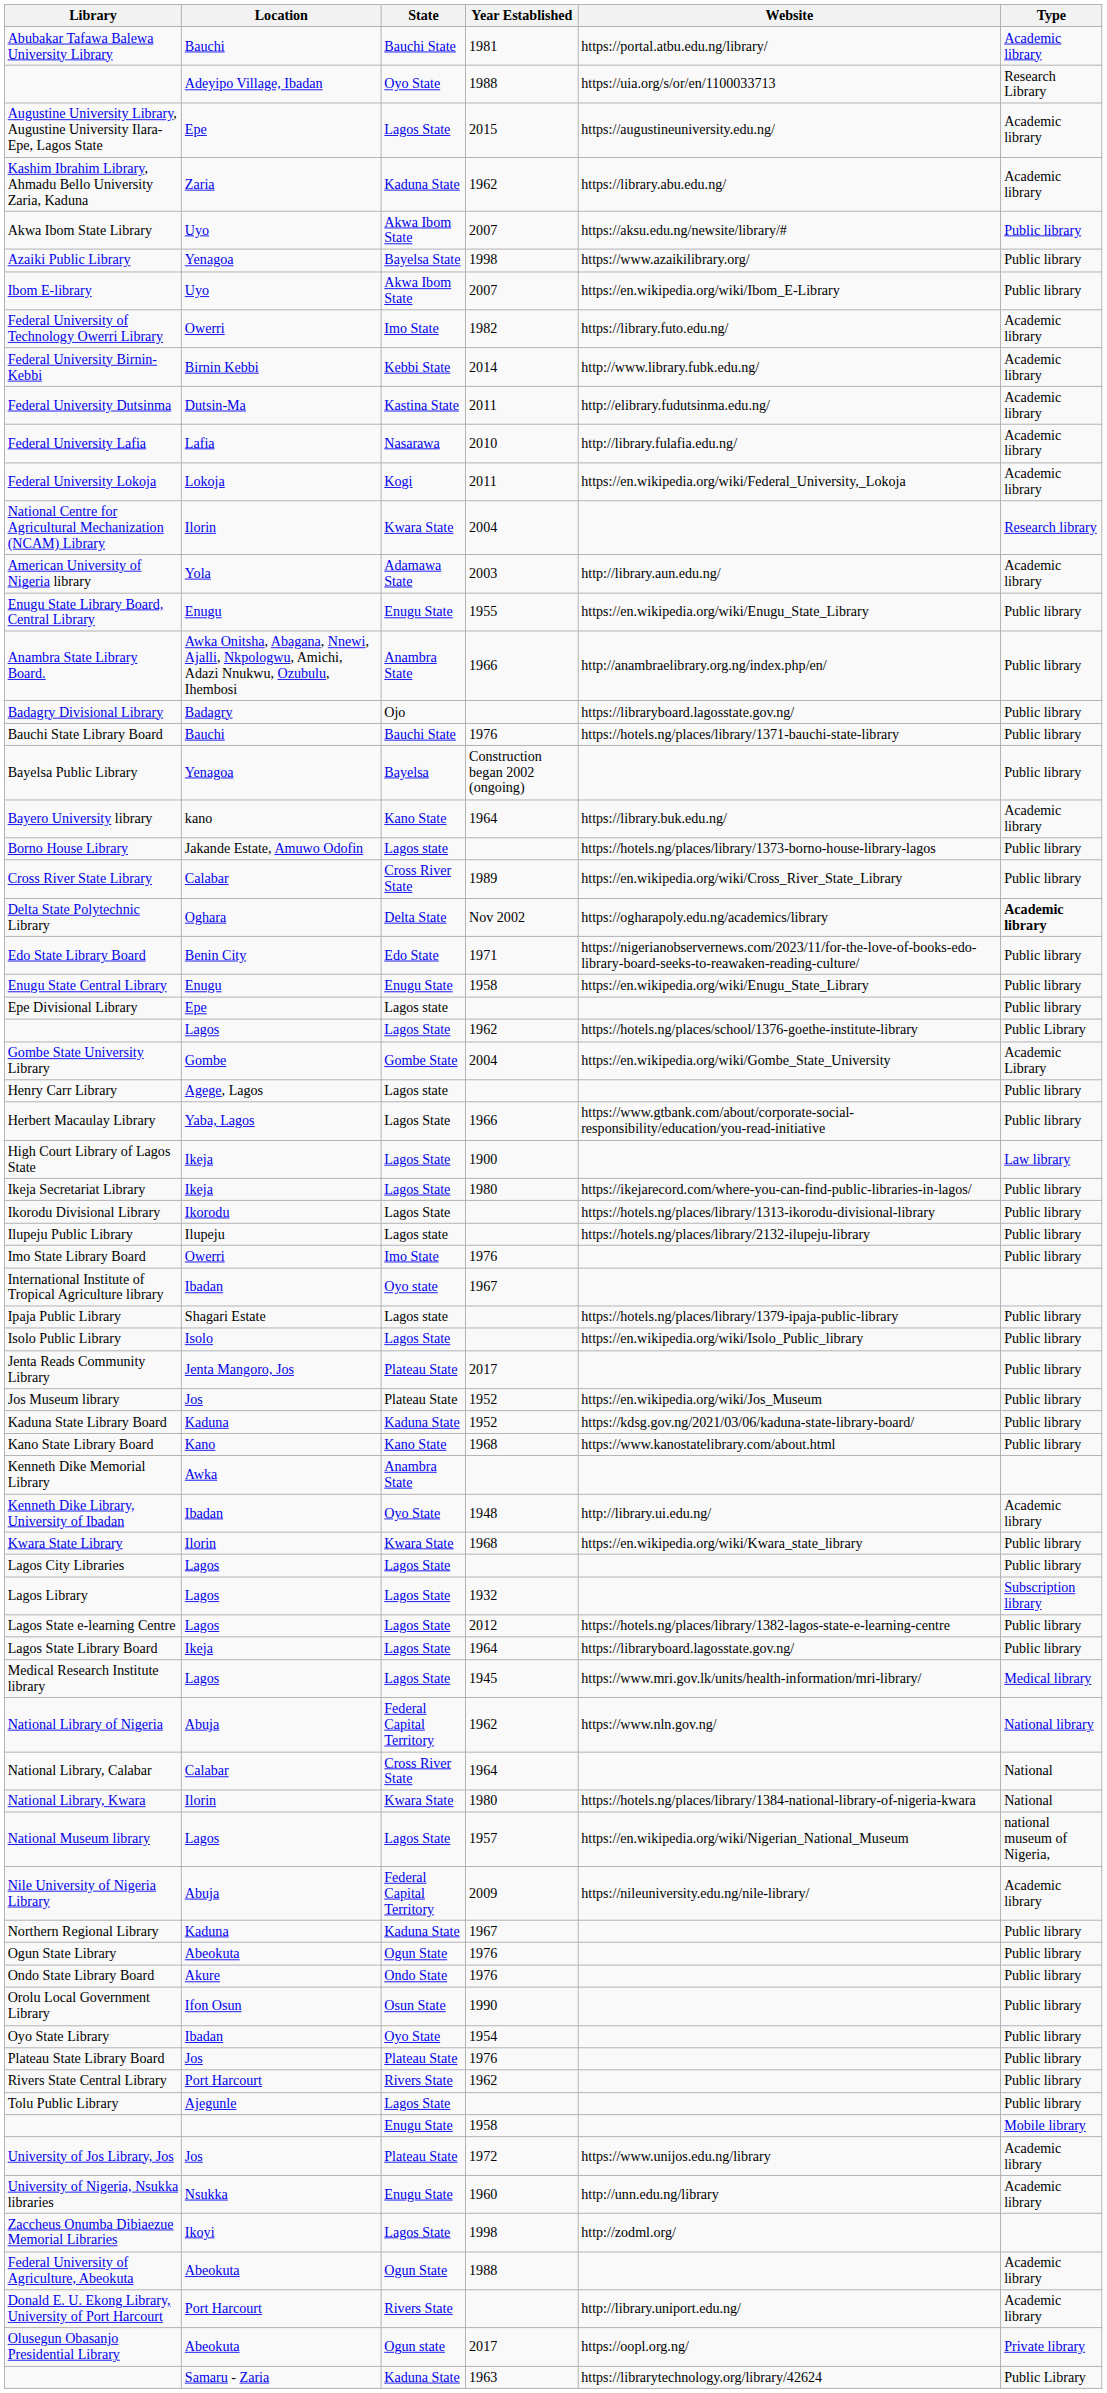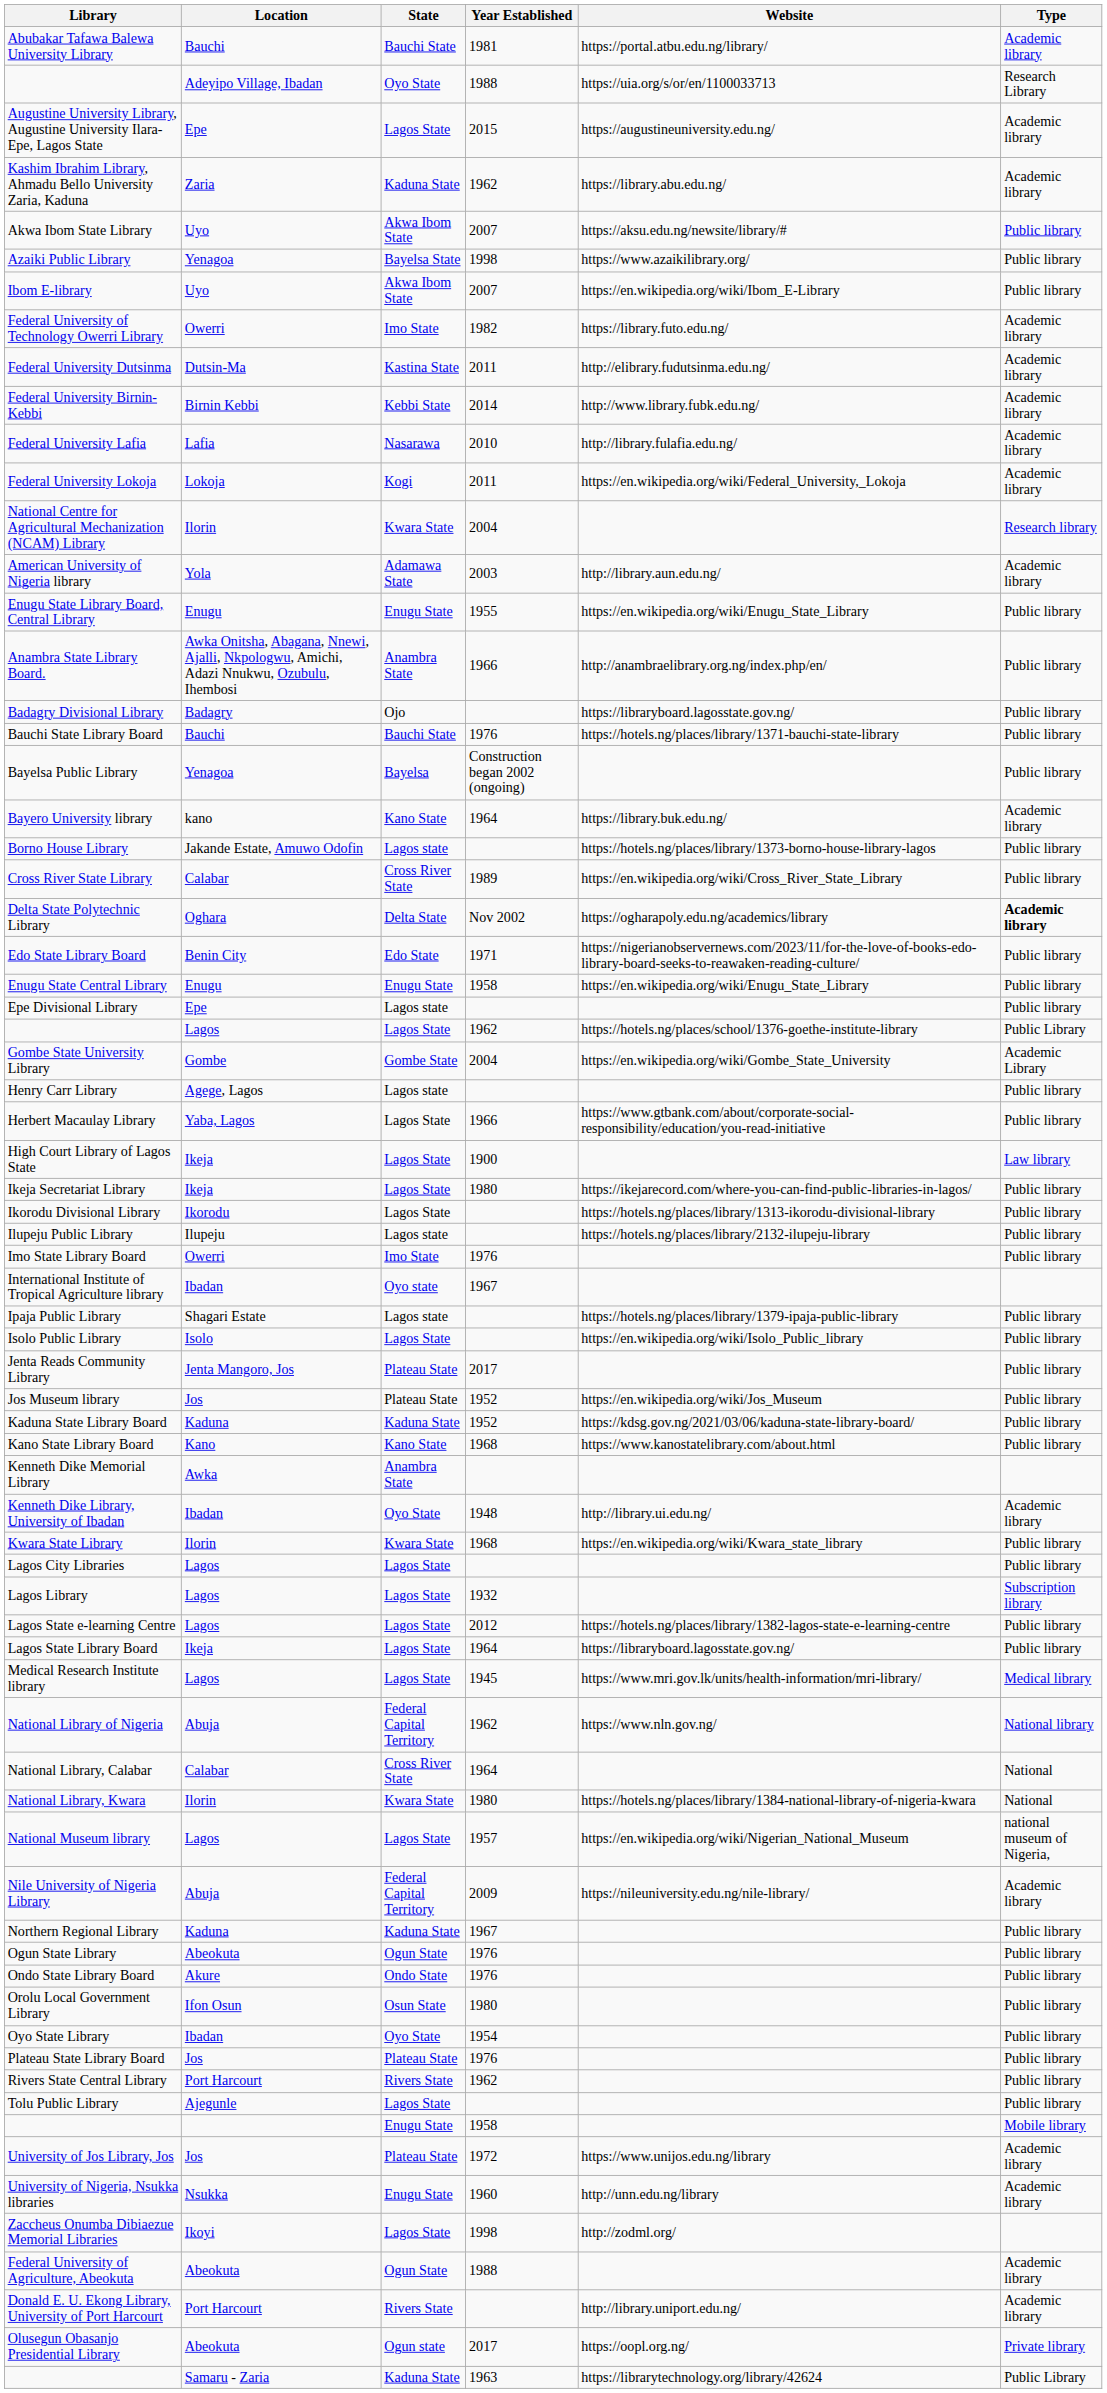rows swapped: (82, 367) <-> (89, 405)
(483, 2006) 1990 -> (483, 2006) 1980
